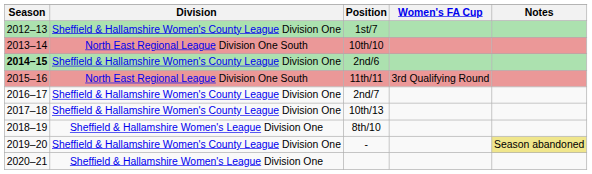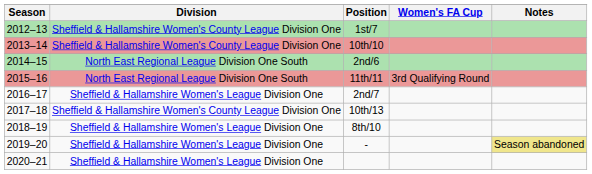(196, 45) North East Regional League Division One South -> (196, 45) Sheffield & Hallamshire Women's County League Division One
(27, 62) bold -> (27, 62) normal
(196, 62) Sheffield & Hallamshire Women's County League Division One -> (196, 62) North East Regional League Division One South
(196, 95) Sheffield & Hallamshire Women's County League Division One -> (196, 95) Sheffield & Hallamshire Women's League Division One
(196, 144) Sheffield & Hallamshire Women's County League Division One -> (196, 144) Sheffield & Hallamshire Women's League Division One
